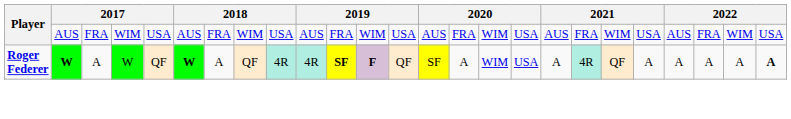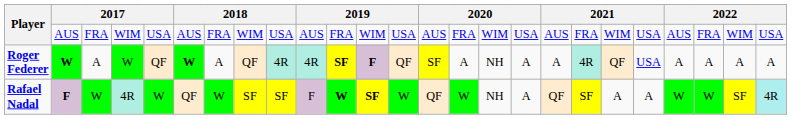(495, 61) WIM -> (495, 61) NH
(526, 61) USA -> (526, 61) A
(649, 61) A -> (649, 61) USA
(771, 61) bold -> (771, 61) normal
+ row: (24, 96)
